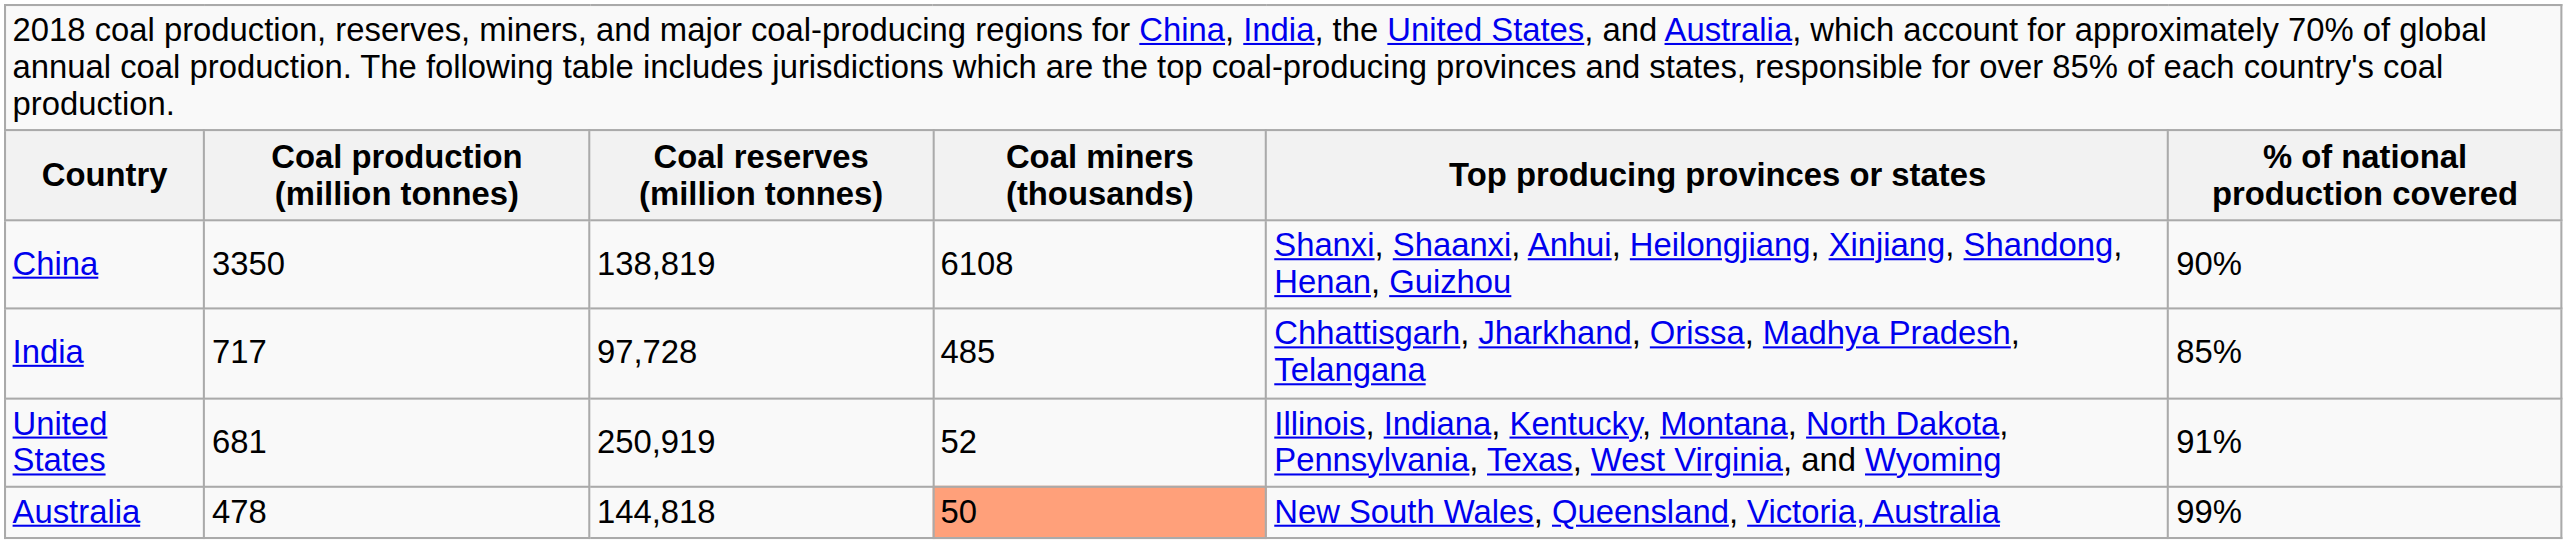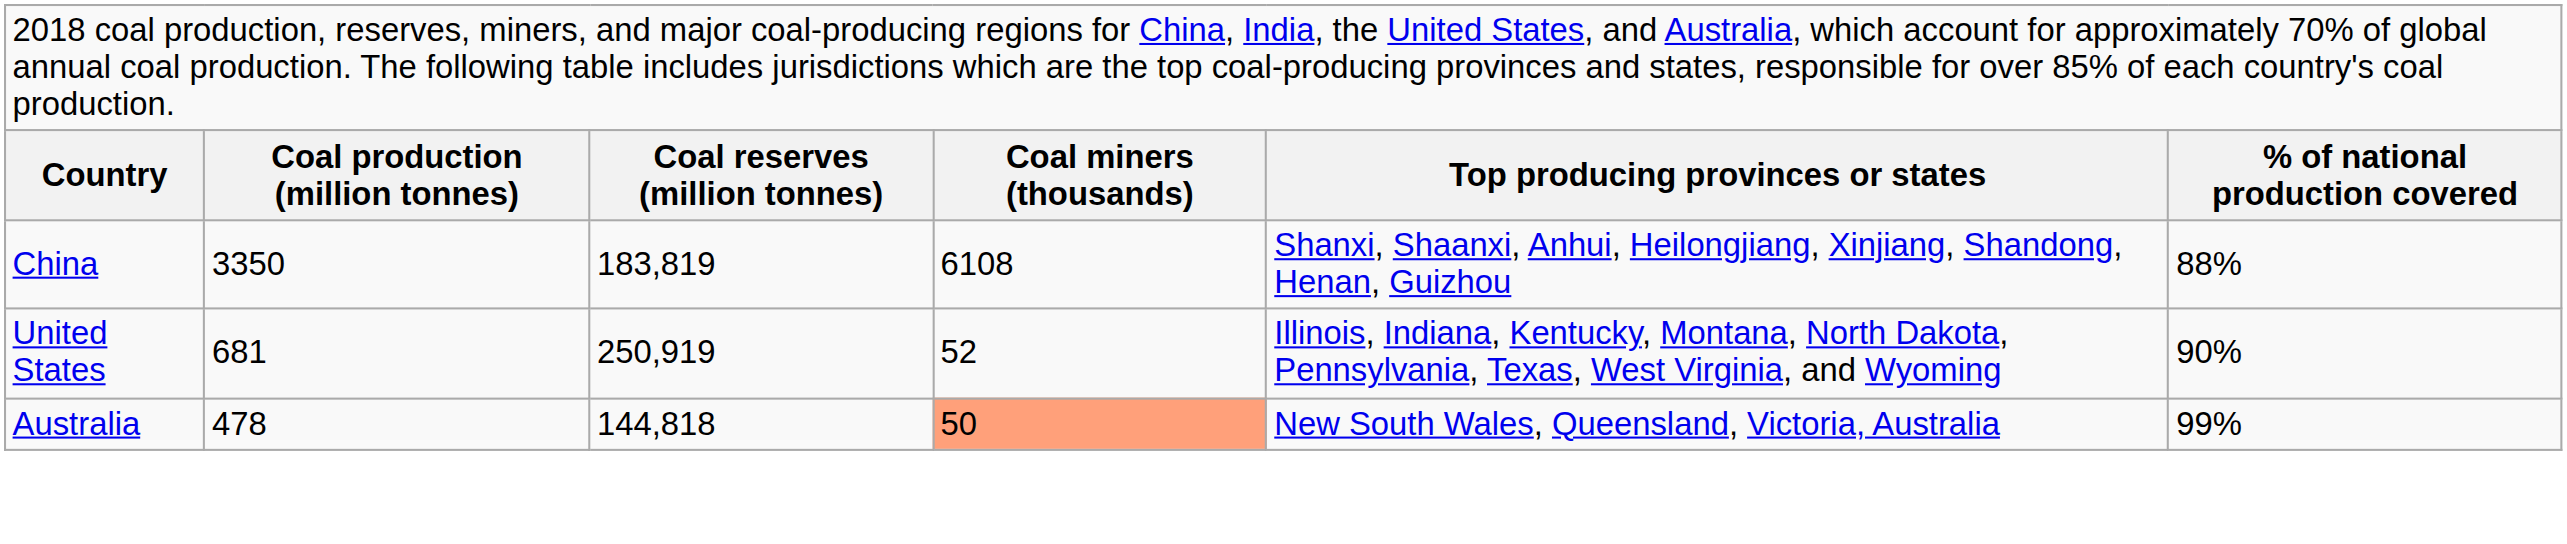(656, 263) 138,819 -> (656, 263) 183,819
(2209, 263) 90% -> (2209, 263) 88%
- row: (48, 352)
(2209, 441) 91% -> (2209, 352) 90%
